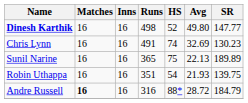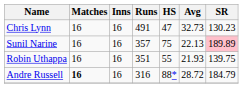- row: (40, 28)
(172, 43) 74 -> (167, 28) 47
(198, 43) 32.69 -> (192, 28) 32.73
(148, 59) 365 -> (143, 43) 357
(227, 59) no background -> (222, 43) pink background
(172, 75) 54 -> (167, 59) 55
